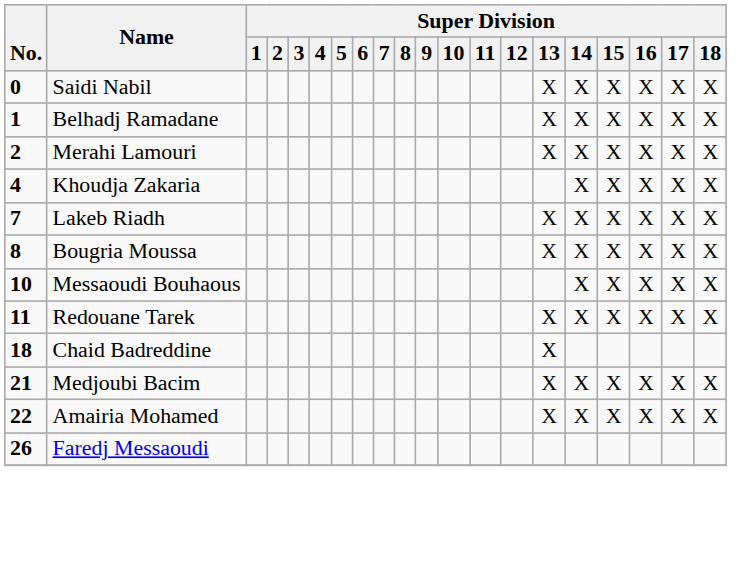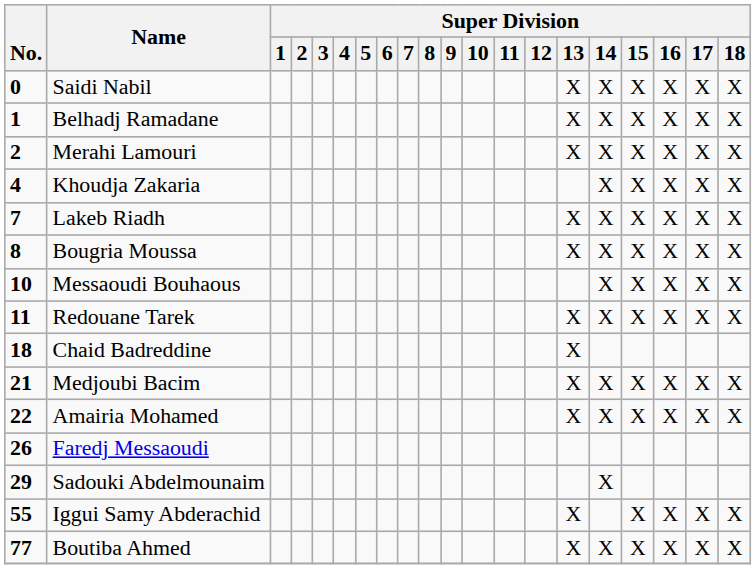+ row: (159, 481)
+ row: (157, 514)
+ row: (122, 547)
